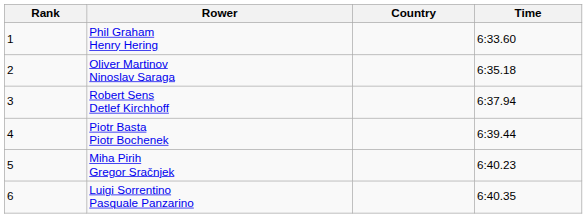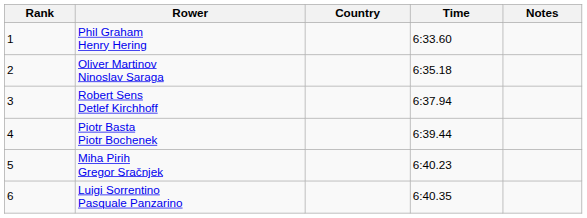+ column: (542, 13)
